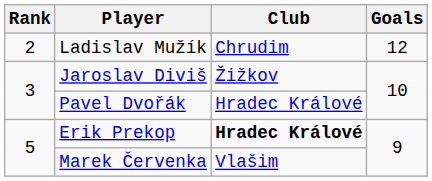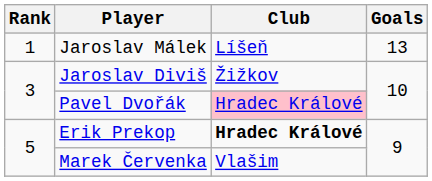+ row: (133, 48)
- row: (133, 48)
(289, 105) no background -> (289, 105) pink background
